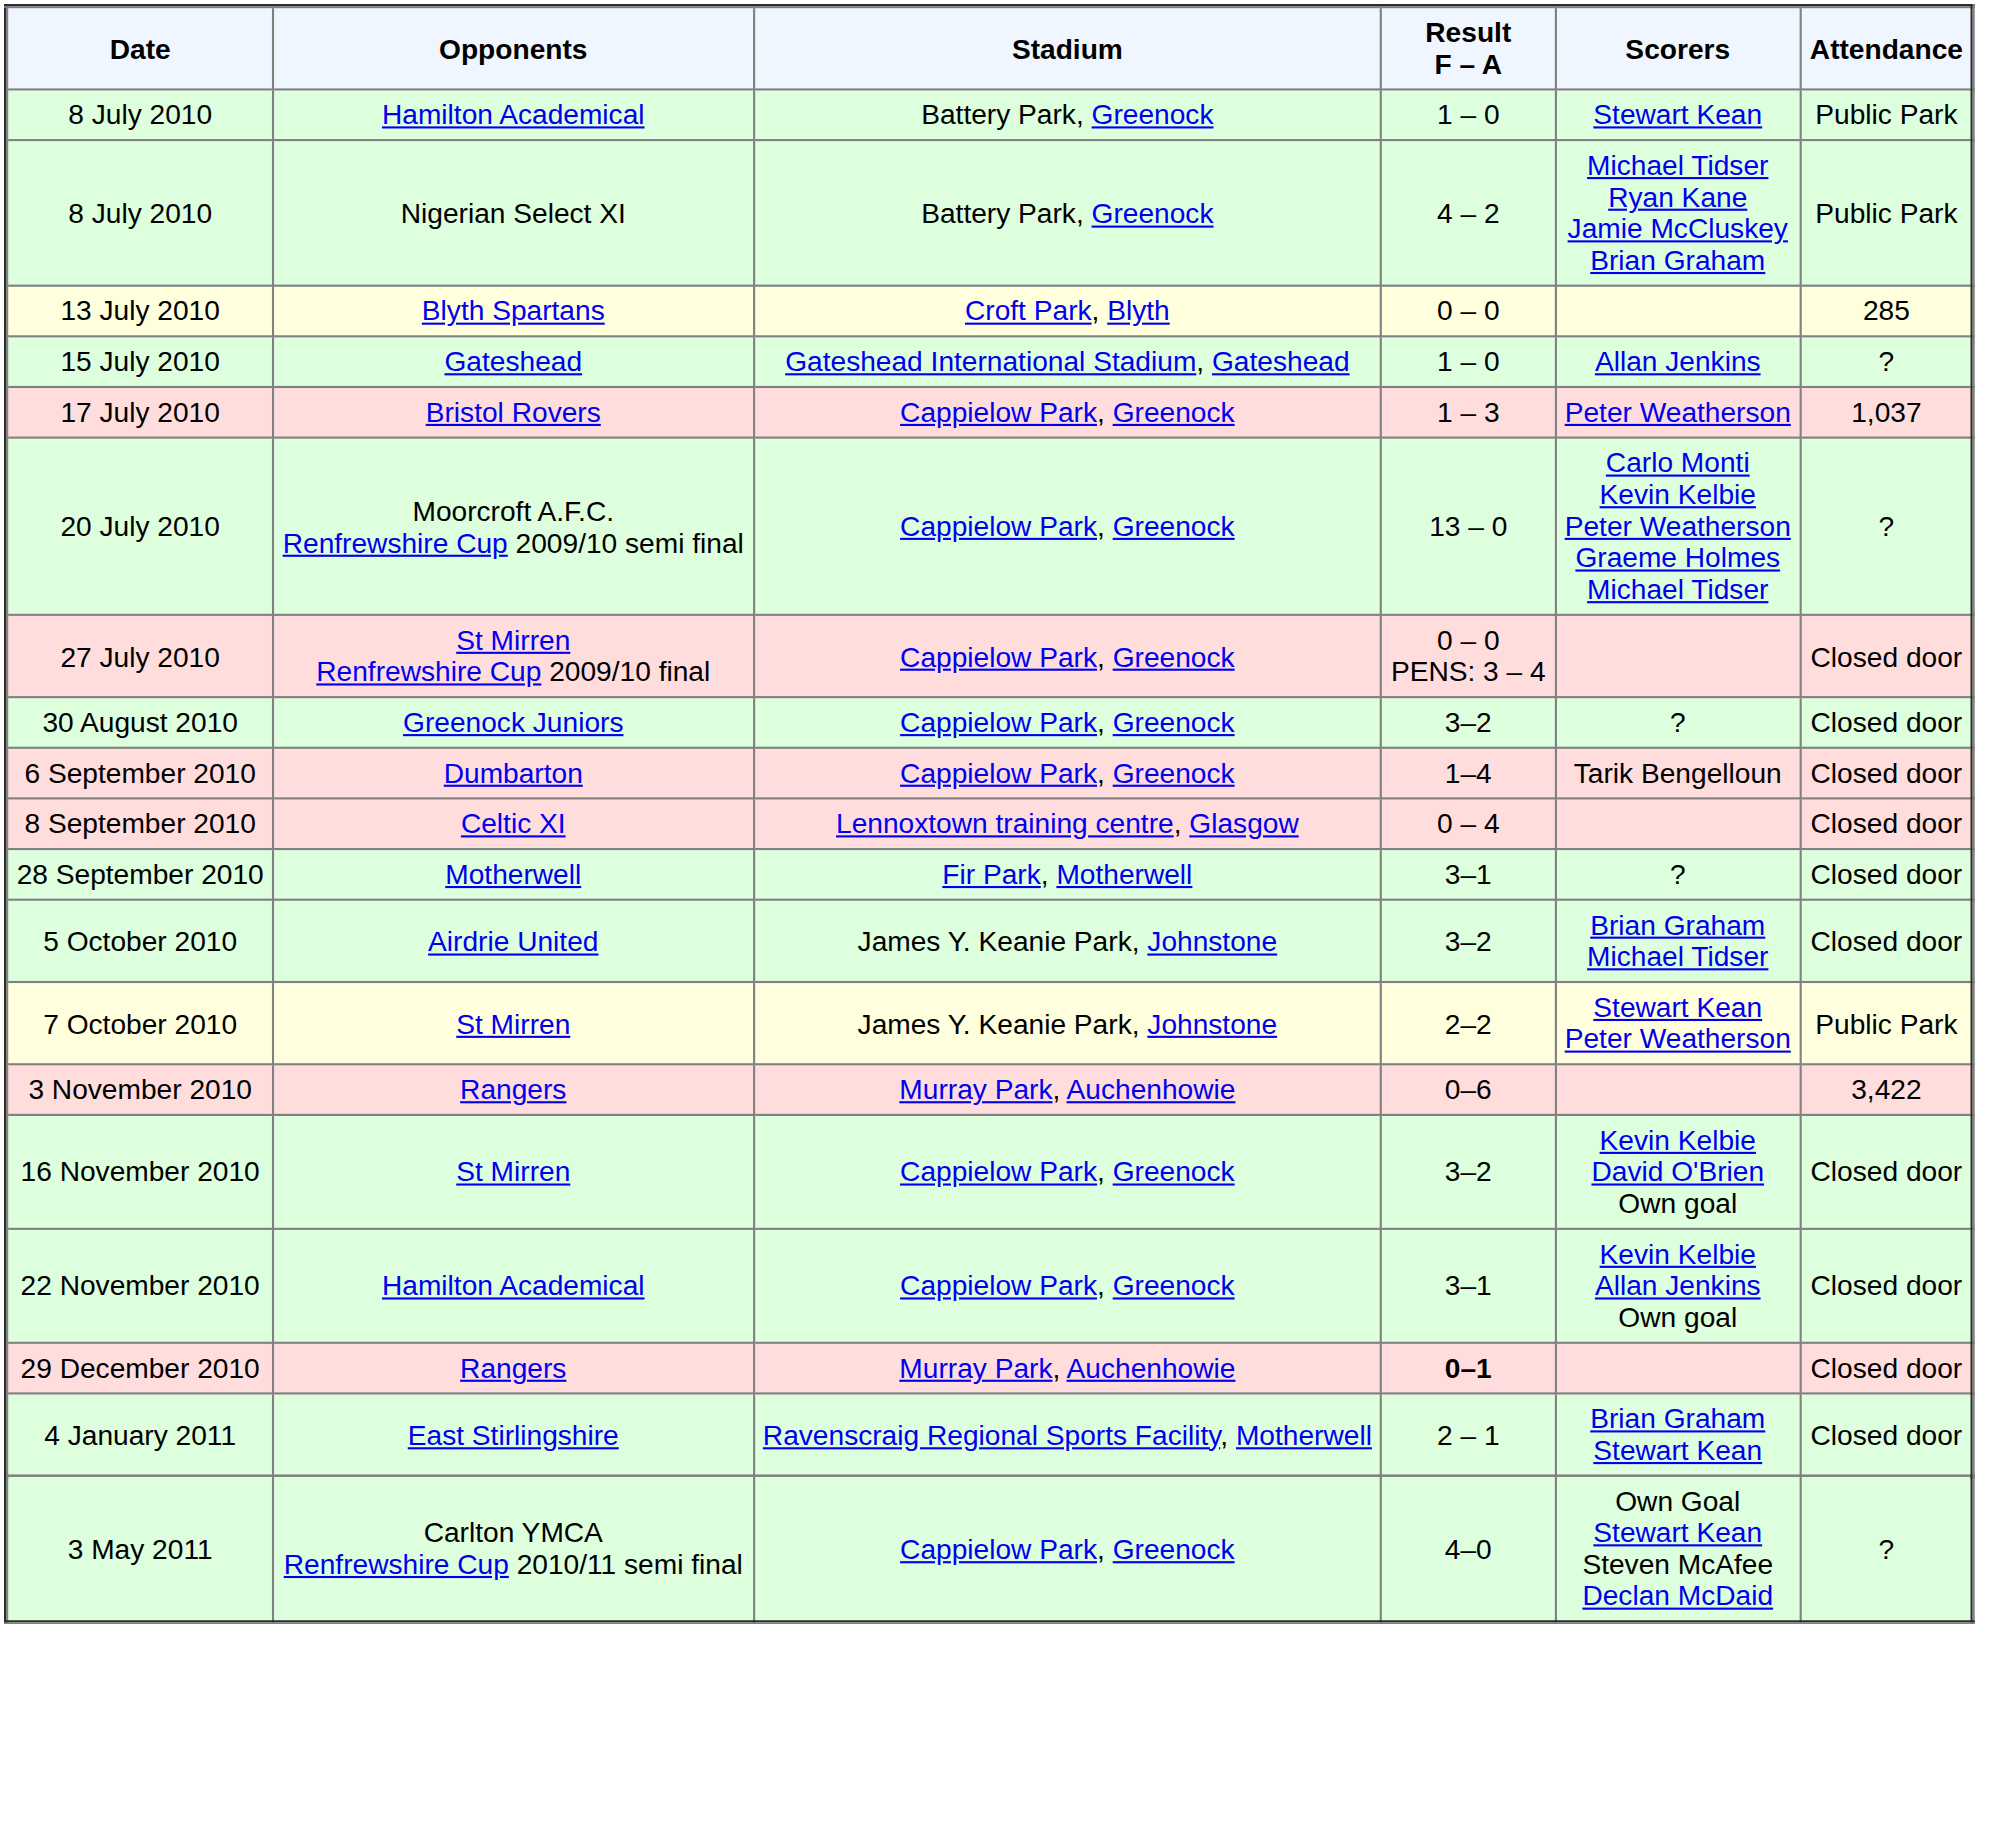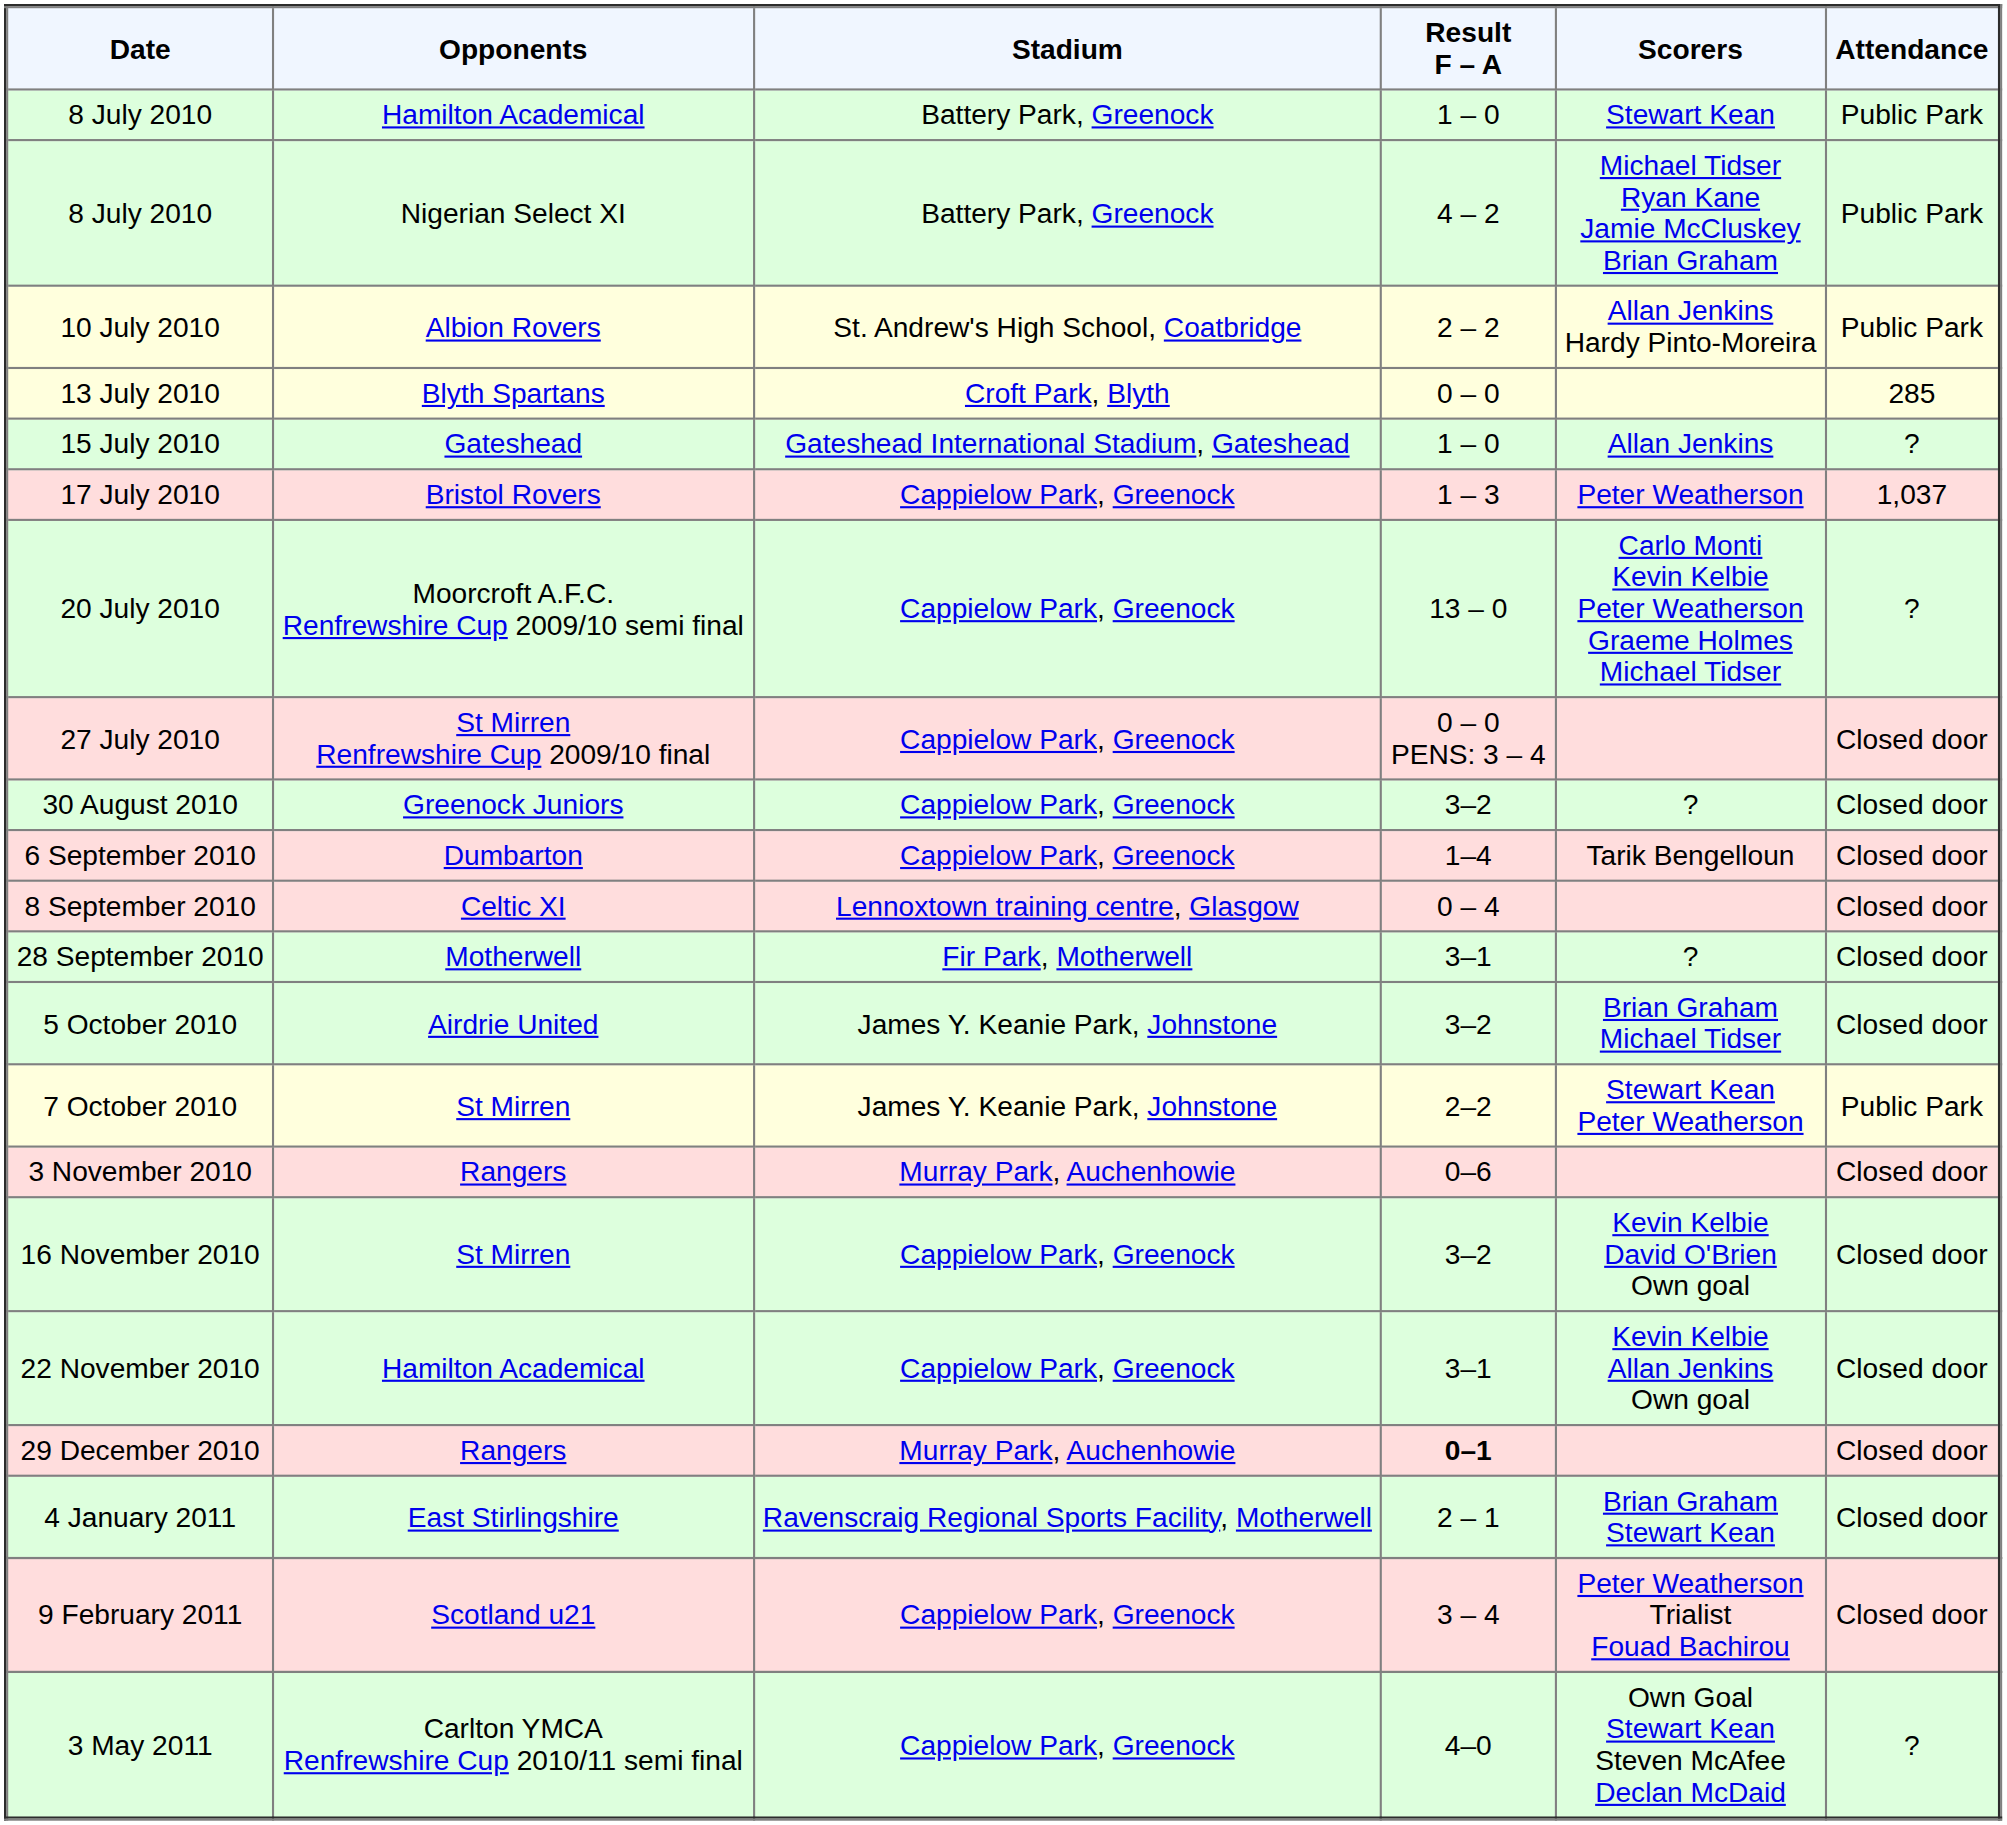+ row: (140, 327)
(1886, 1090) 3,422 -> (1912, 1172) Closed door
+ row: (140, 1615)
